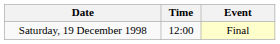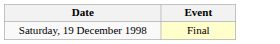- column: (181, 13)
